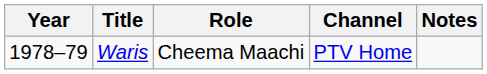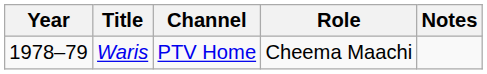columns swapped: (231, 20) <-> (363, 20)
